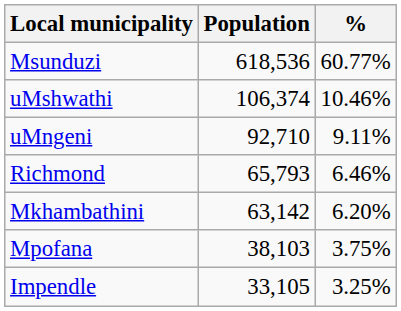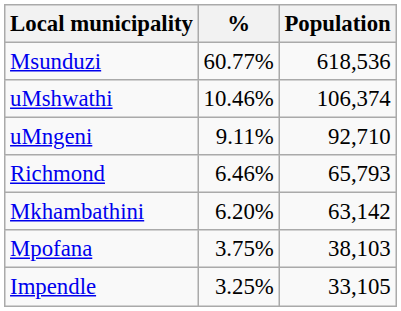columns swapped: (257, 23) <-> (356, 23)
